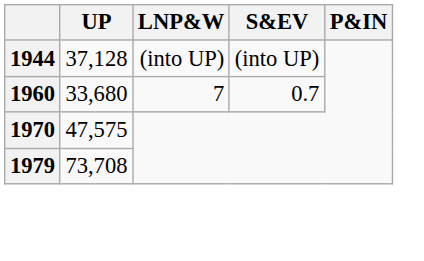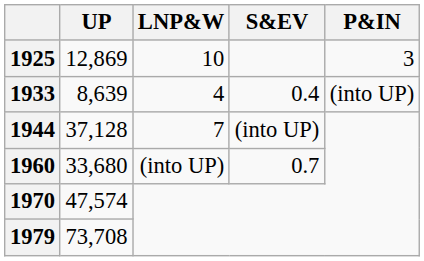+ row: (32, 58)
+ row: (32, 93)
(182, 58) (into UP) -> (219, 129) 7
(219, 93) 7 -> (182, 165) (into UP)
(96, 129) 47,575 -> (96, 201) 47,574
